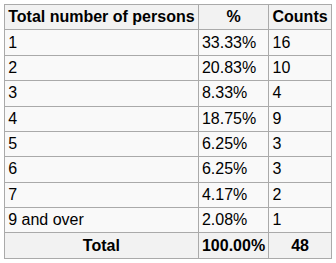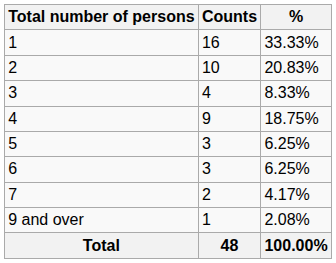columns swapped: (300, 17) <-> (234, 17)
